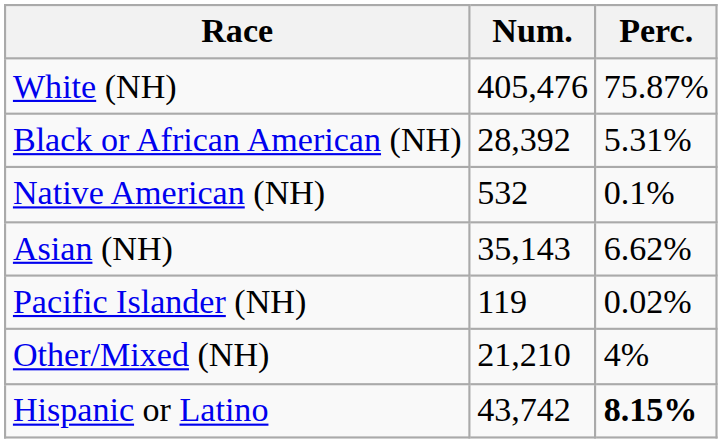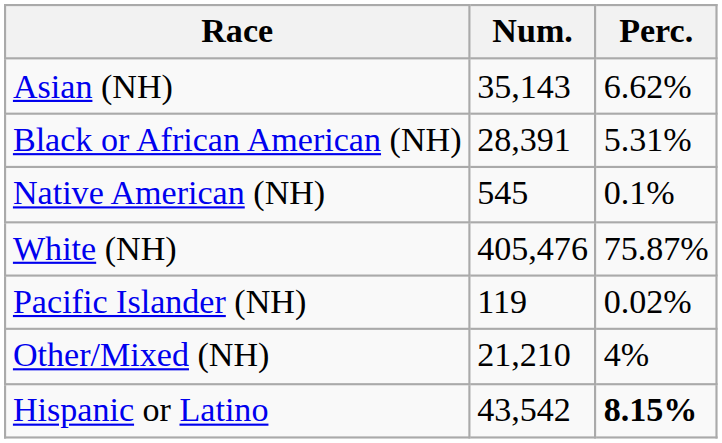rows swapped: (95, 85) <-> (93, 247)
(524, 139) 28,392 -> (524, 139) 28,391
(503, 193) 532 -> (503, 193) 545
(524, 409) 43,742 -> (524, 409) 43,542
